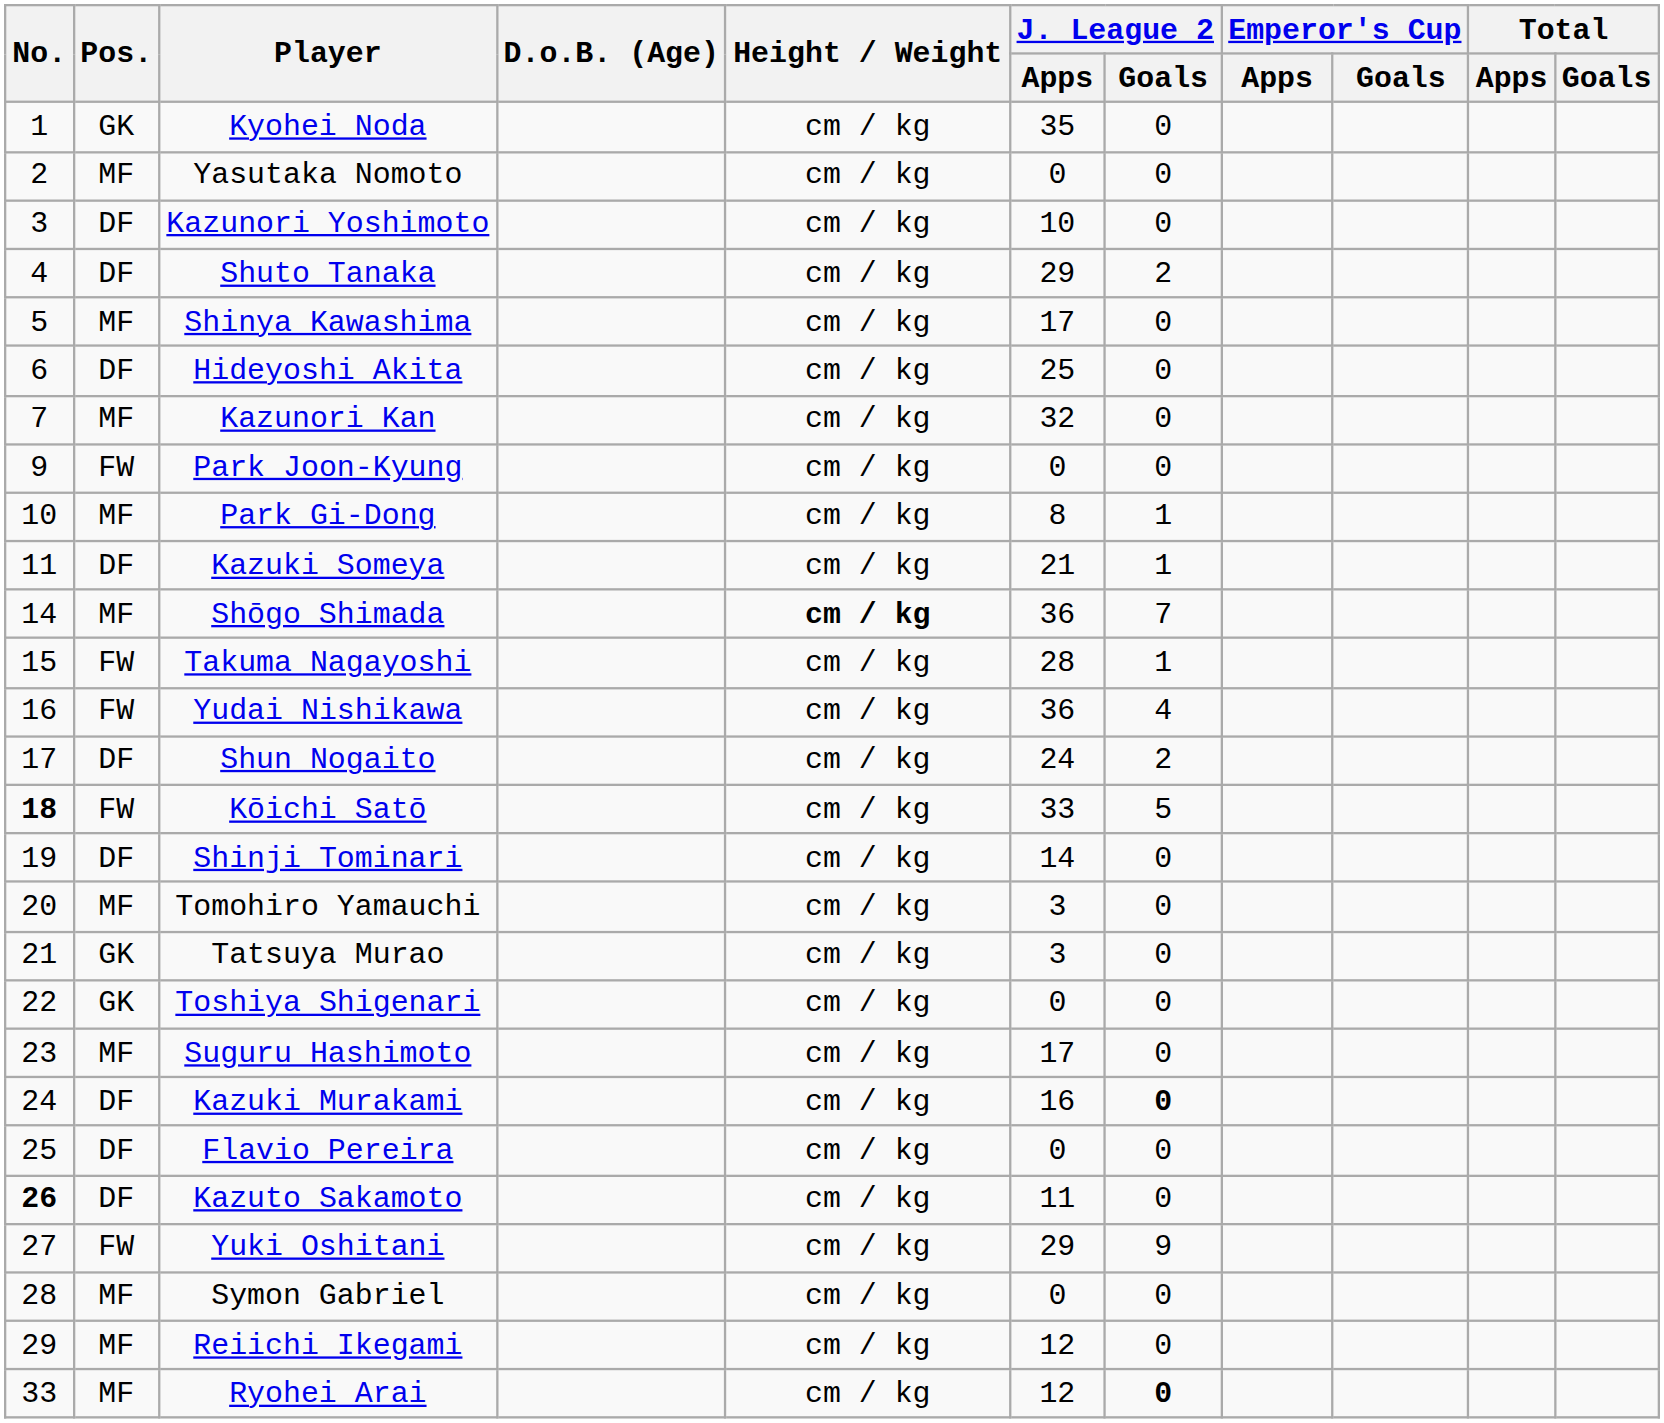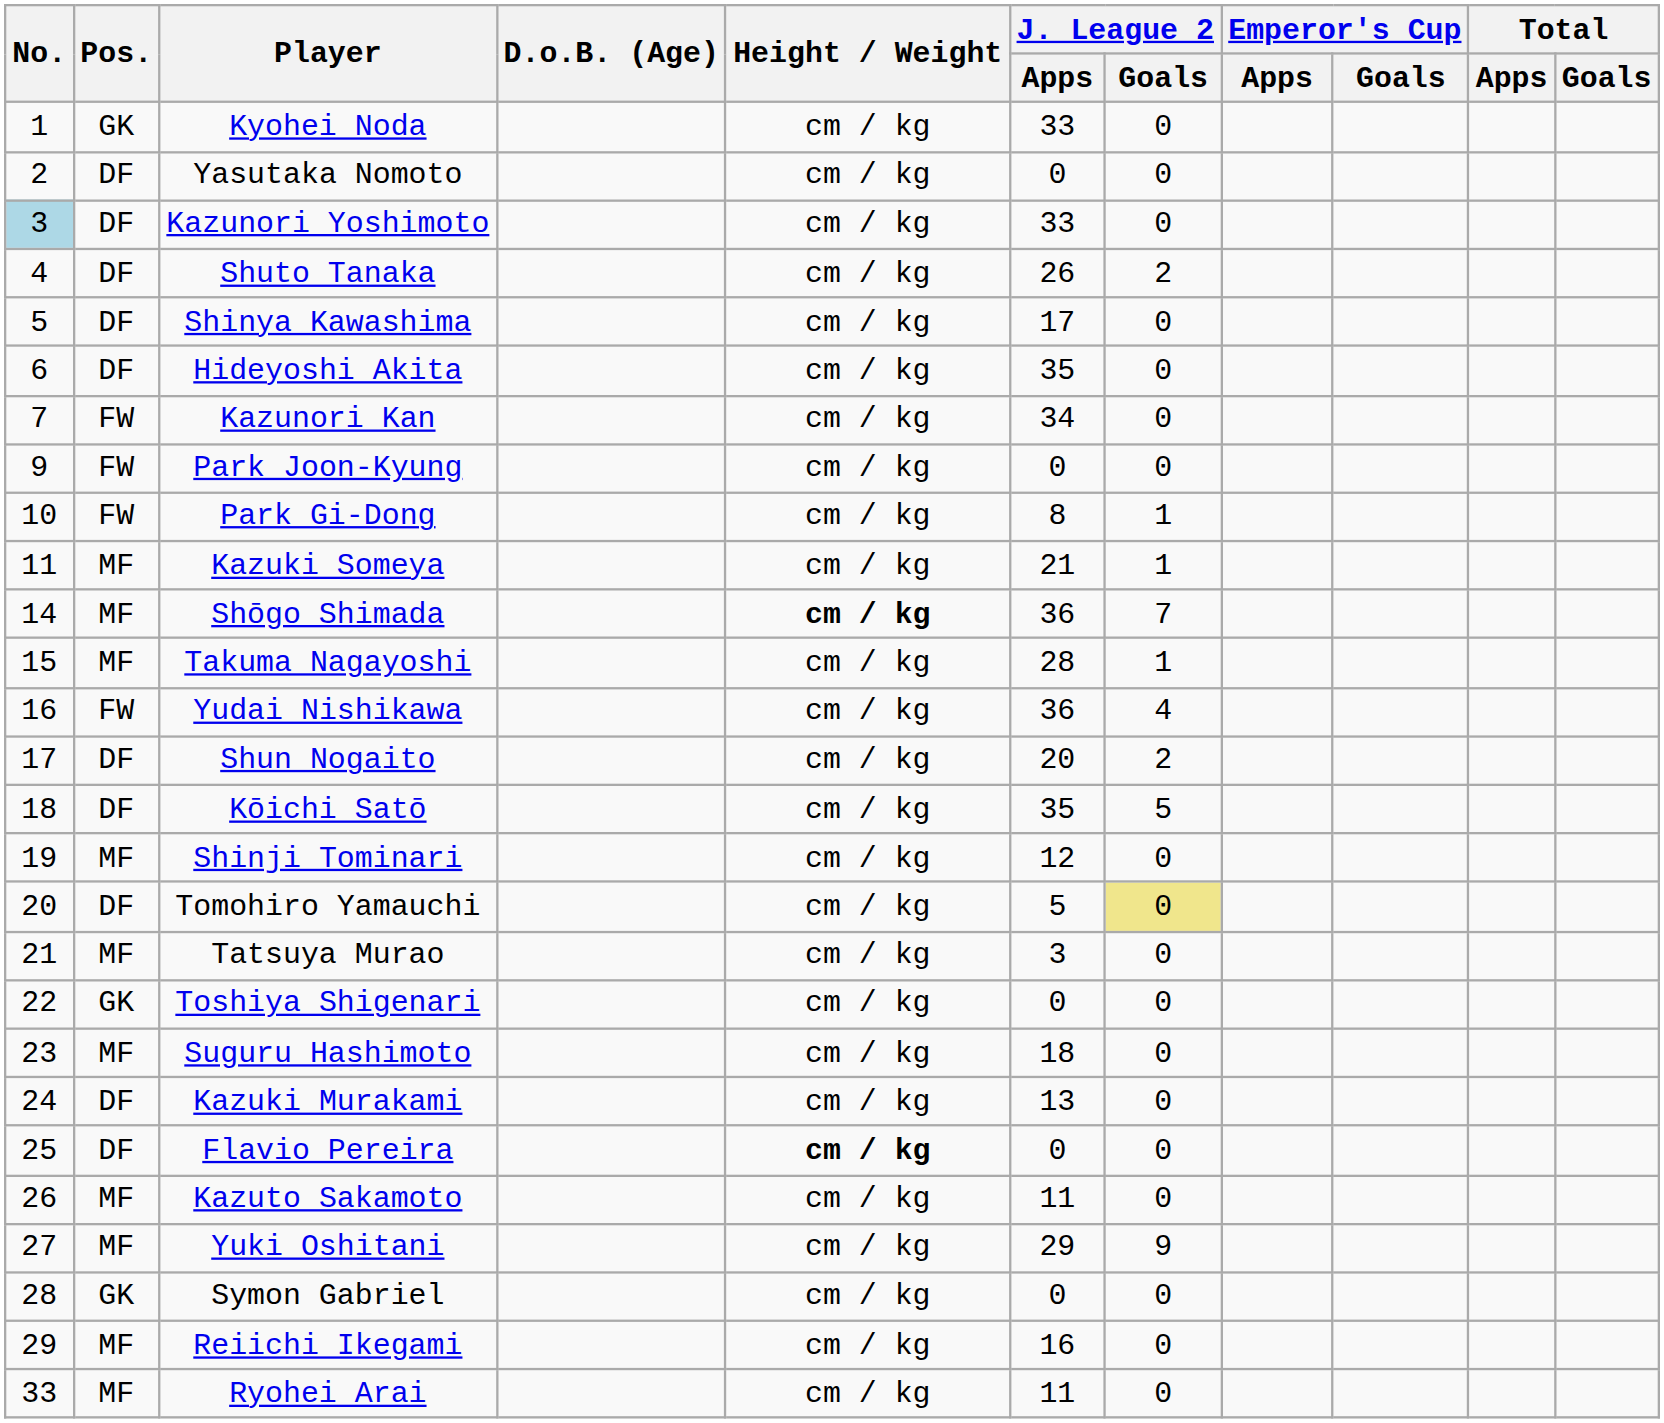(1057, 127) 35 -> (1057, 127) 33
(116, 176) MF -> (116, 176) DF
(39, 224) no background -> (39, 224) lightblue background
(1057, 224) 10 -> (1057, 224) 33
(1057, 273) 29 -> (1057, 273) 26
(116, 322) MF -> (116, 322) DF
(1057, 371) 25 -> (1057, 371) 35
(116, 419) MF -> (116, 419) FW
(1057, 419) 32 -> (1057, 419) 34
(116, 517) MF -> (116, 517) FW
(116, 566) DF -> (116, 566) MF
(116, 663) FW -> (116, 663) MF
(1057, 760) 24 -> (1057, 760) 20
(39, 809) bold -> (39, 809) normal
(116, 809) FW -> (116, 809) DF
(1057, 809) 33 -> (1057, 809) 35
(116, 858) DF -> (116, 858) MF
(1057, 858) 14 -> (1057, 858) 12
(116, 907) MF -> (116, 907) DF
(1057, 907) 3 -> (1057, 907) 5
(1163, 907) no background -> (1163, 907) khaki background
(116, 955) GK -> (116, 955) MF
(1057, 1053) 17 -> (1057, 1053) 18
(1057, 1102) 16 -> (1057, 1102) 13
(1163, 1102) bold -> (1163, 1102) normal
(868, 1150) normal -> (868, 1150) bold
(39, 1199) bold -> (39, 1199) normal
(116, 1199) DF -> (116, 1199) MF
(116, 1248) FW -> (116, 1248) MF
(116, 1297) MF -> (116, 1297) GK
(1057, 1345) 12 -> (1057, 1345) 16
(1057, 1394) 12 -> (1057, 1394) 11
(1163, 1394) bold -> (1163, 1394) normal
